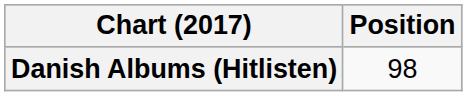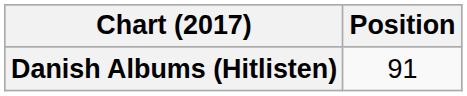(403, 68) 98 -> (403, 68) 91
